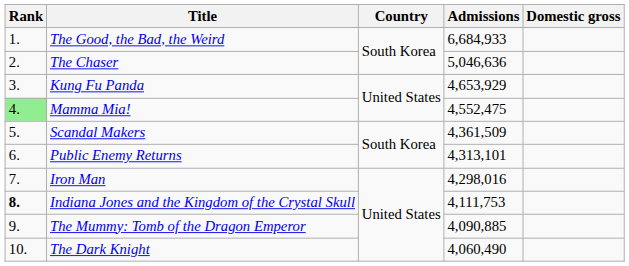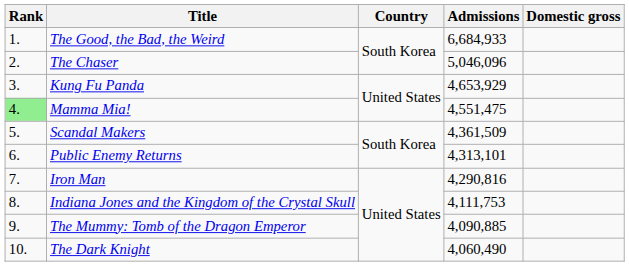(477, 62) 5,046,636 -> (477, 62) 5,046,096
(477, 109) 4,552,475 -> (477, 109) 4,551,475
(477, 179) 4,298,016 -> (477, 179) 4,290,816
(14, 202) bold -> (14, 202) normal
